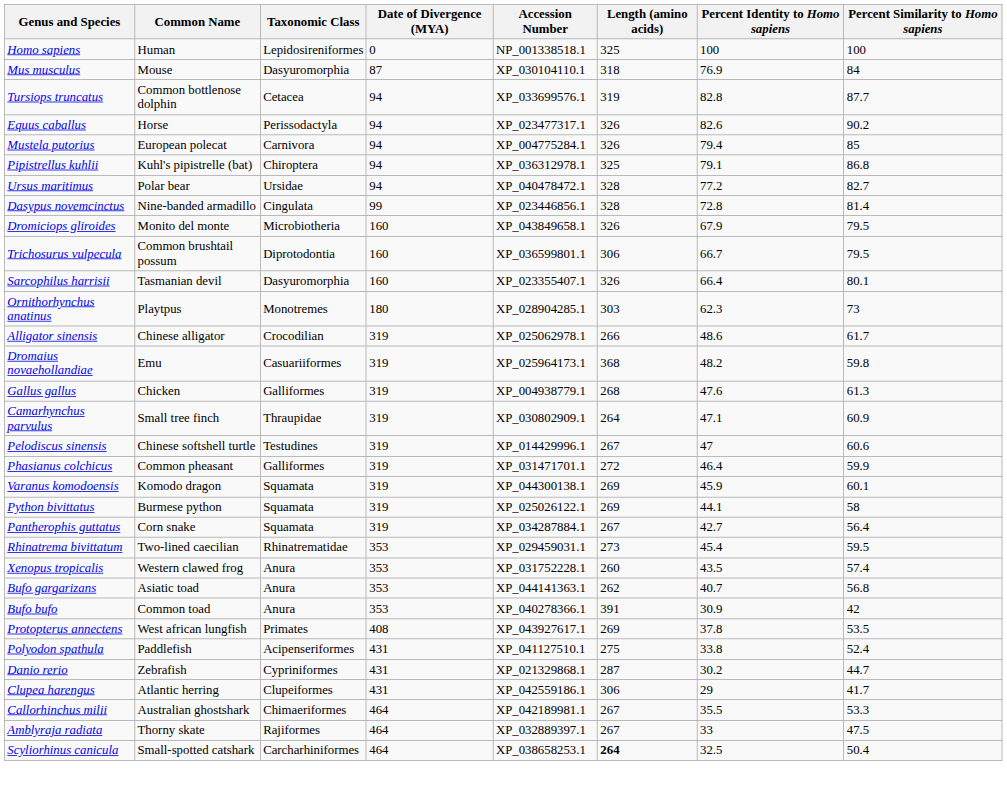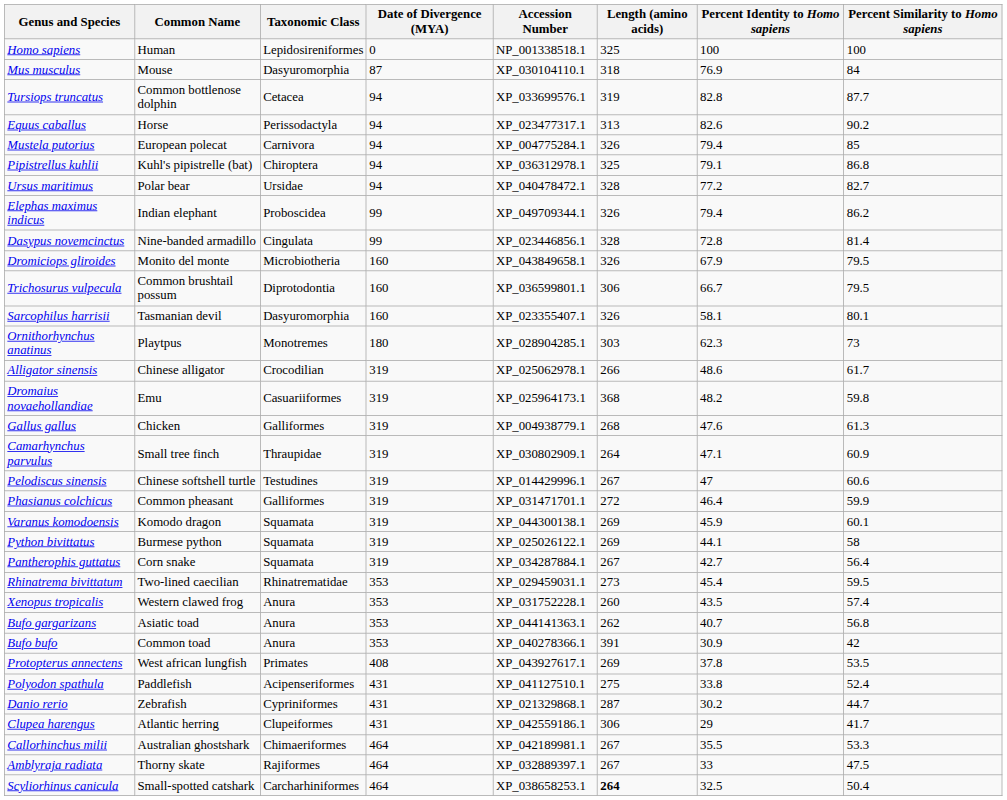(610, 124) 326 -> (610, 124) 313
+ row: (52, 213)
(711, 281) 66.4 -> (711, 315) 58.1
